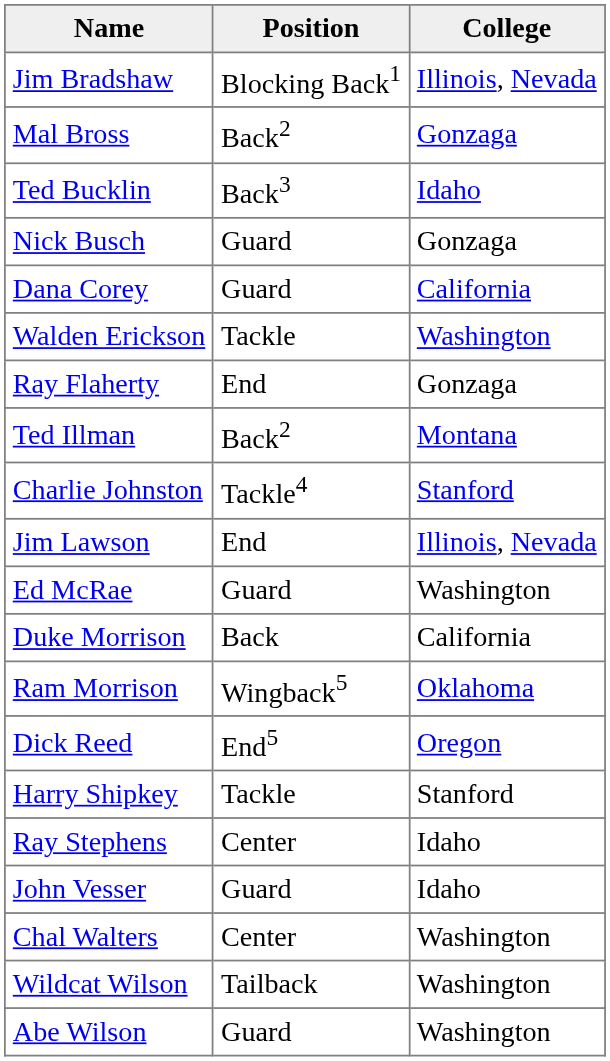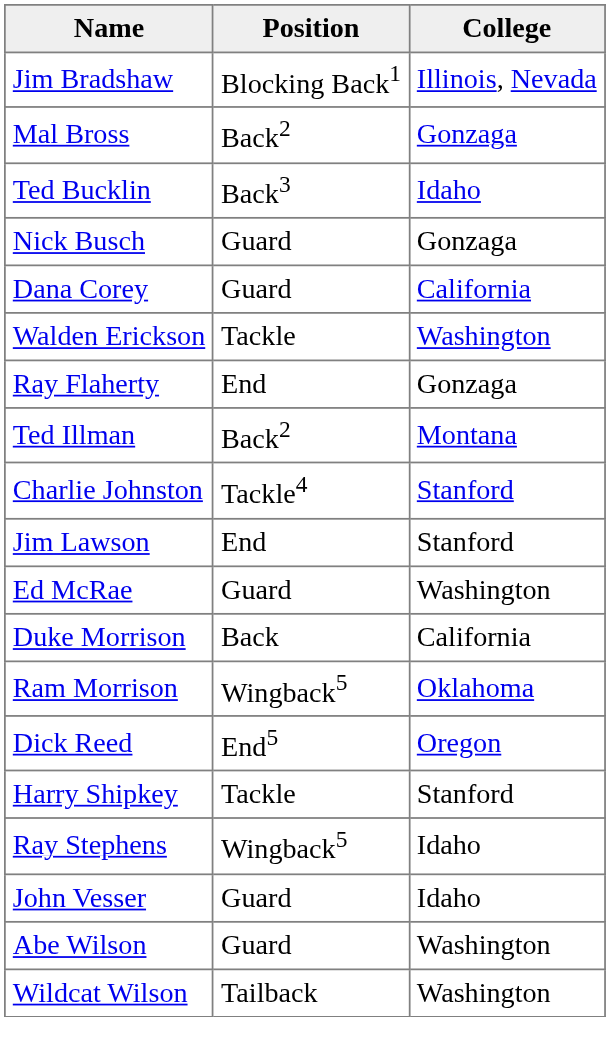(507, 541) Illinois, Nevada -> (465, 541) Stanford
(259, 841) Center -> (284, 845) Wingback5
- row: (85, 936)
rows swapped: (80, 1031) <-> (100, 984)
